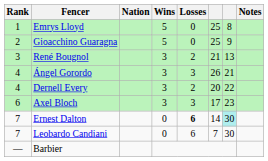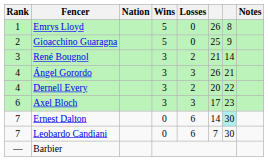(215, 27) 25 -> (215, 27) 26
(229, 57) 13 -> (229, 57) 14
(193, 118) bold -> (193, 118) normal
